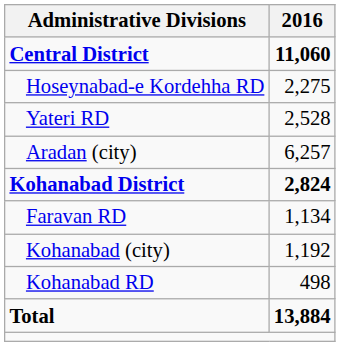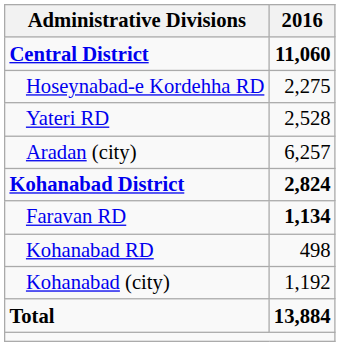(307, 217) normal -> (307, 217) bold
rows swapped: (90, 282) <-> (98, 250)
